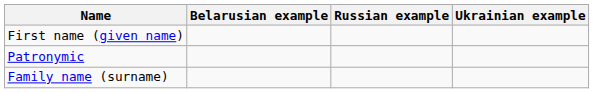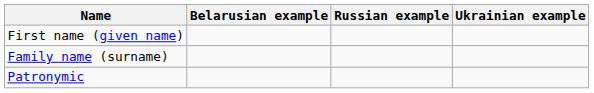rows swapped: (46, 56) <-> (88, 77)
